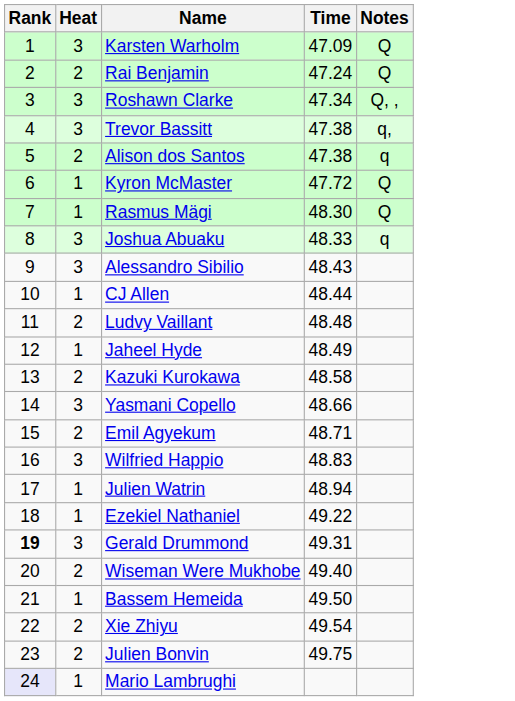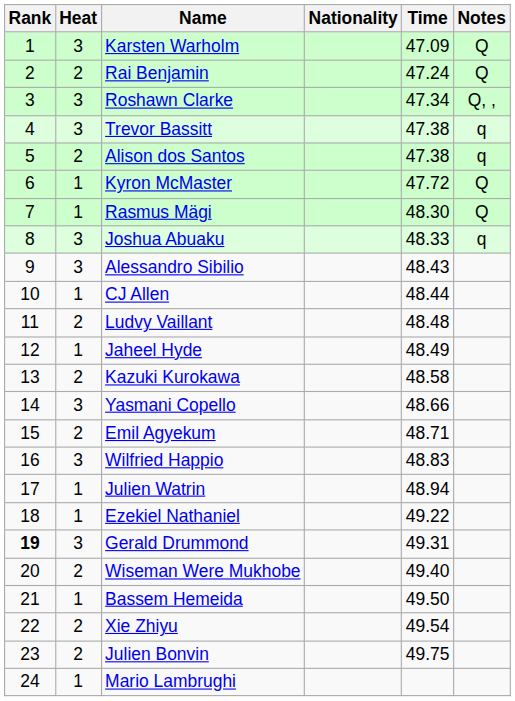+ column: (353, 18)
(385, 128) q, -> (482, 128) q
(30, 682) lavender background -> (30, 682) no background
